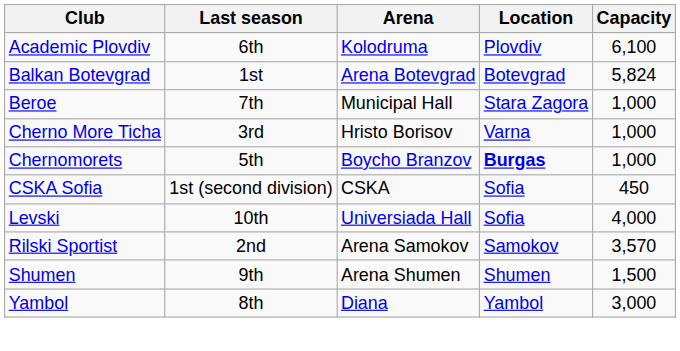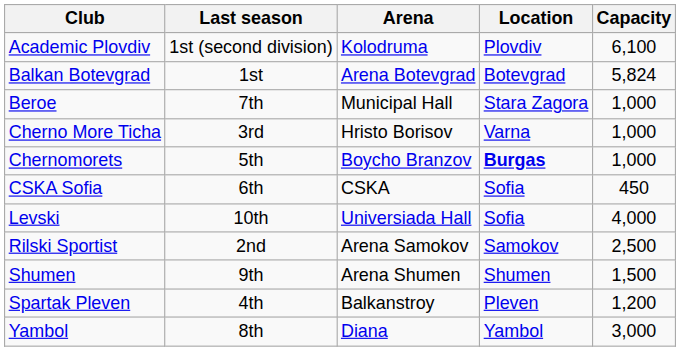(251, 47) 6th -> (251, 47) 1st (second division)
(251, 189) 1st (second division) -> (251, 189) 6th
(634, 246) 3,570 -> (634, 246) 2,500
+ row: (69, 302)
